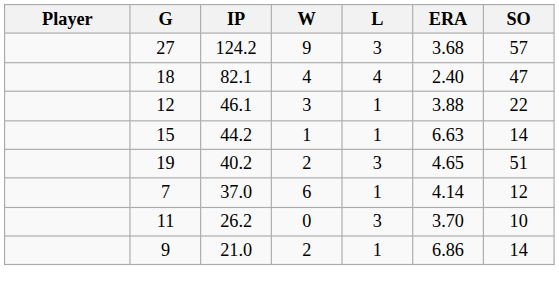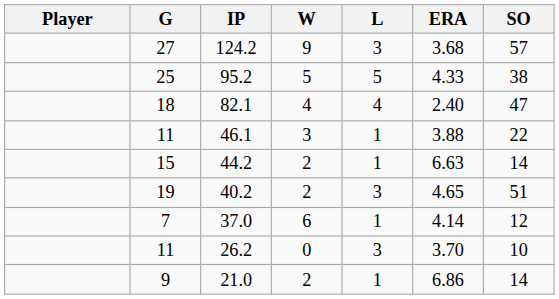+ row: (236, 76)
(165, 105) 12 -> (165, 134) 11
(307, 134) 1 -> (307, 163) 2
